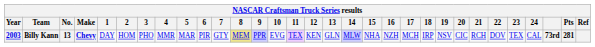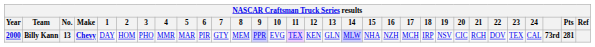(13, 36) 2003 -> (13, 36) 2000
(241, 36) khaki background -> (241, 36) no background
